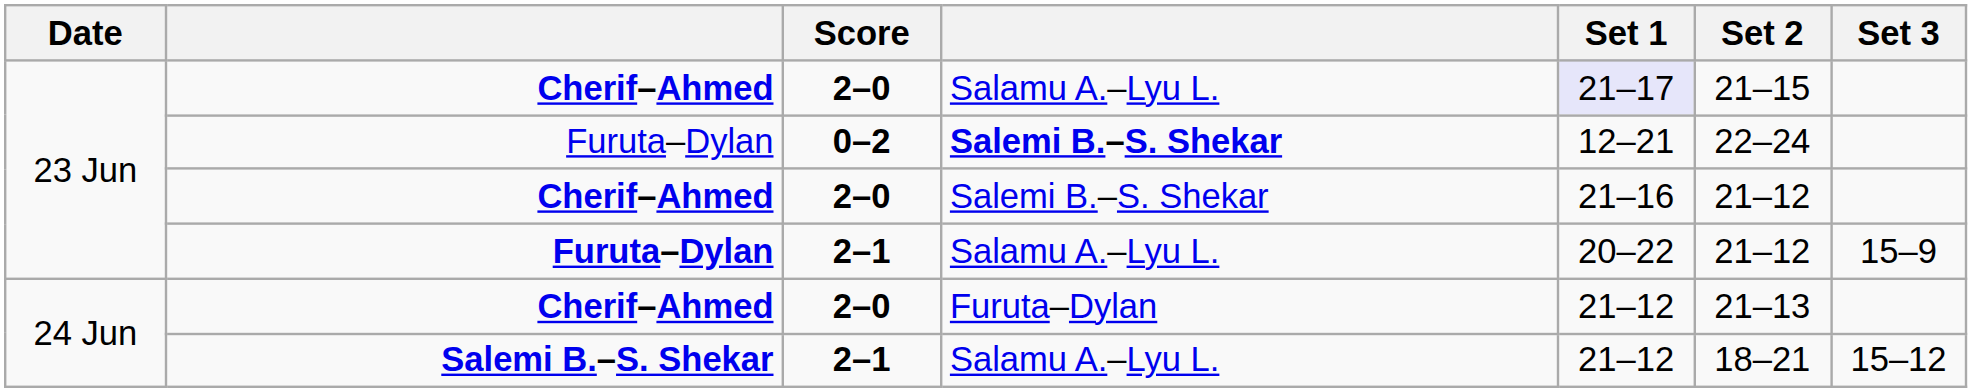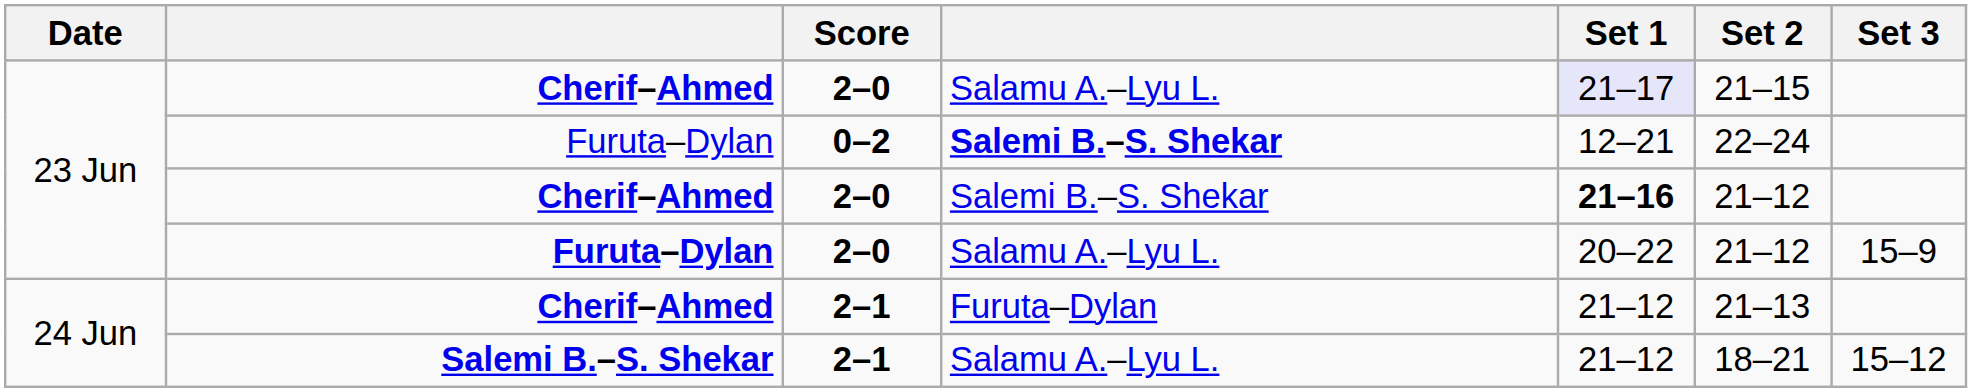(1626, 197) normal -> (1626, 197) bold
(862, 251) 2–1 -> (862, 251) 2–0
(862, 306) 2–0 -> (862, 306) 2–1
